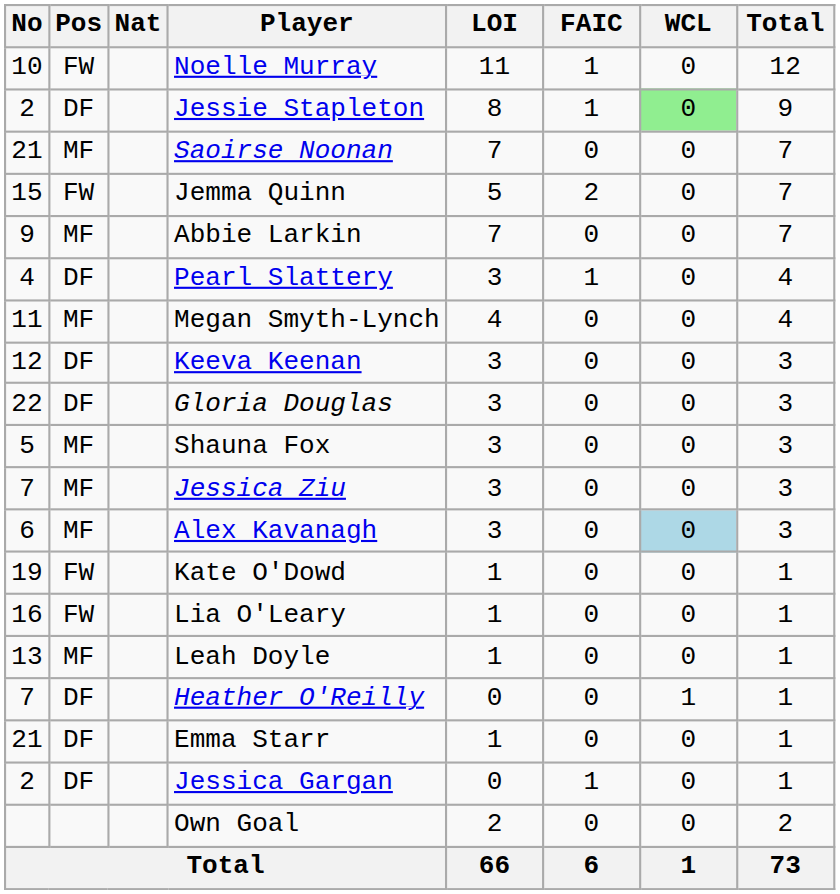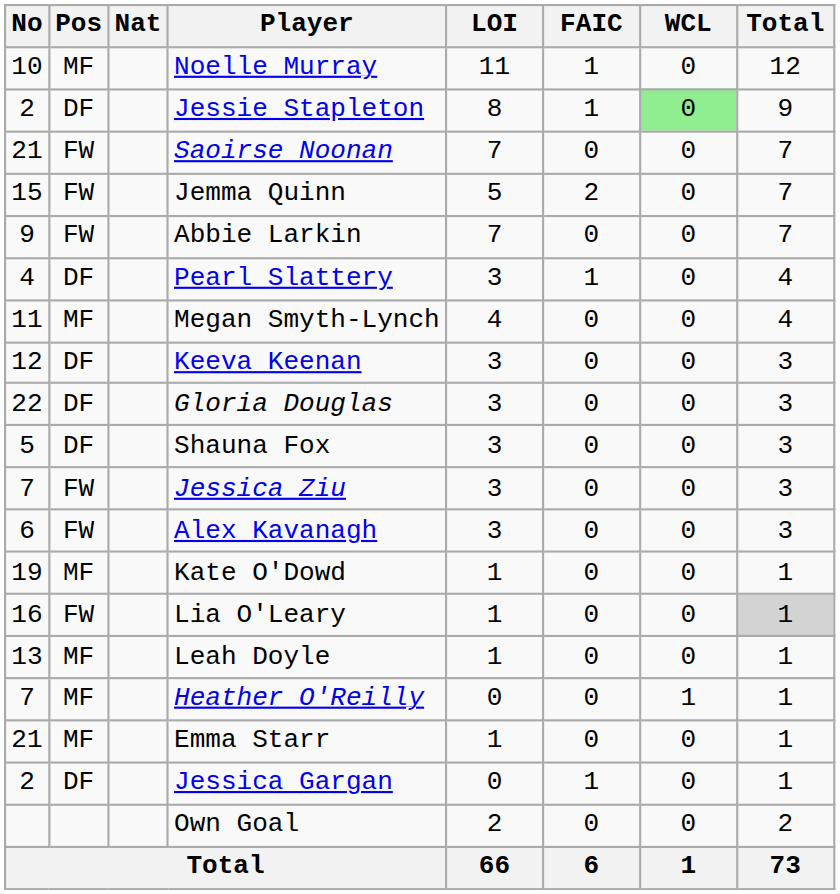(79, 69) FW -> (79, 69) MF
(79, 153) MF -> (79, 153) FW
(79, 237) MF -> (79, 237) FW
(79, 447) MF -> (79, 447) DF
(79, 489) MF -> (79, 489) FW
(79, 531) MF -> (79, 531) FW
(688, 531) lightblue background -> (688, 531) no background
(79, 573) FW -> (79, 573) MF
(785, 615) no background -> (785, 615) lightgrey background
(79, 700) DF -> (79, 700) MF
(79, 742) DF -> (79, 742) MF
